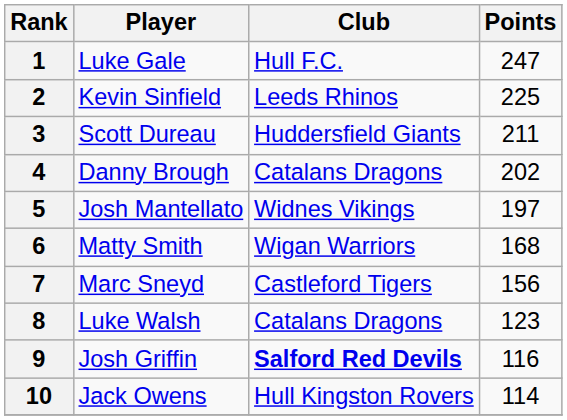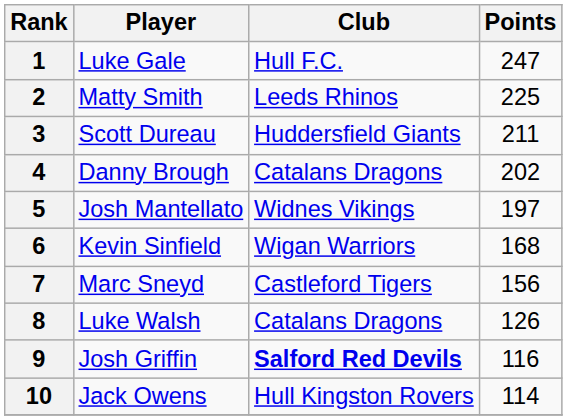(150, 97) Kevin Sinfield -> (141, 97) Matty Smith
(141, 246) Matty Smith -> (150, 246) Kevin Sinfield
(520, 321) 123 -> (520, 321) 126
